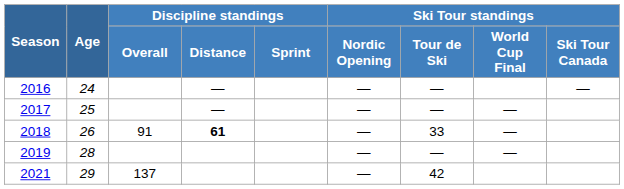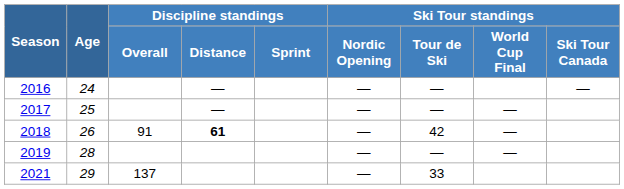(437, 131) 33 -> (437, 131) 42
(437, 174) 42 -> (437, 174) 33
